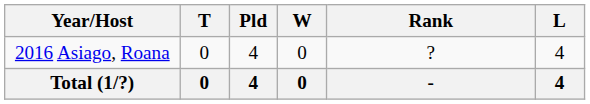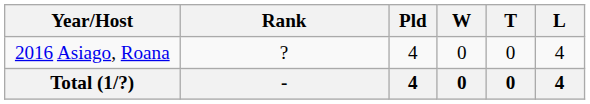columns swapped: (431, 20) <-> (204, 20)
